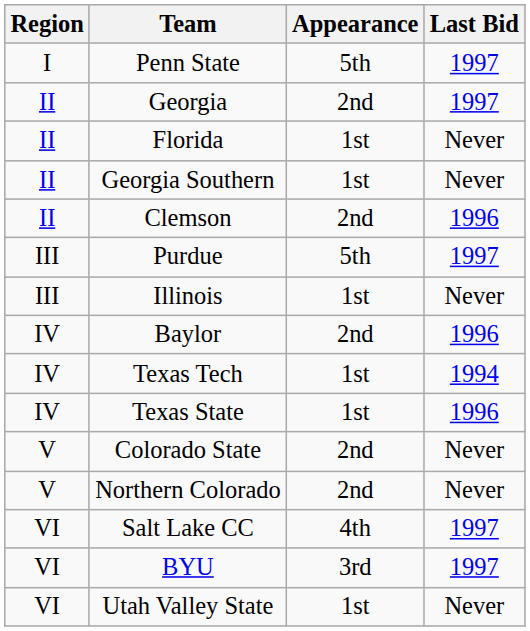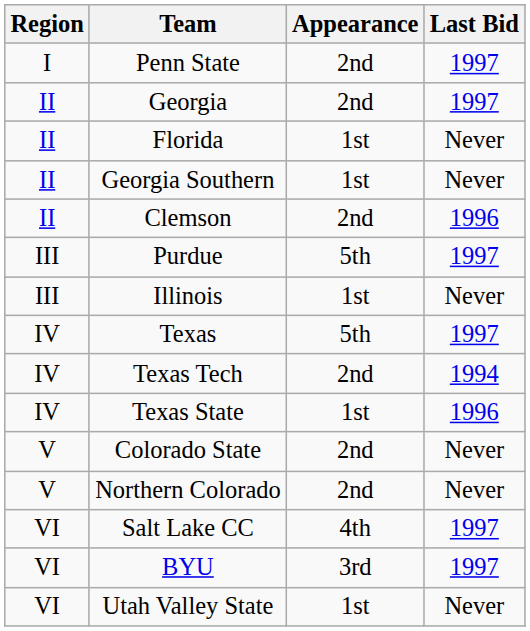(355, 62) 5th -> (355, 62) 2nd
+ row: (188, 334)
- row: (188, 334)
(355, 373) 1st -> (355, 373) 2nd
